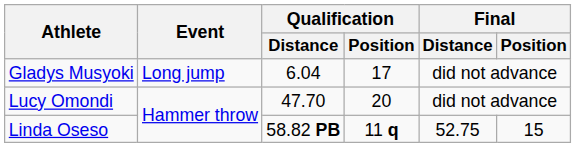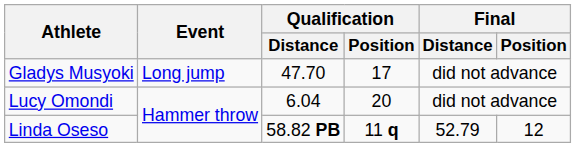(303, 73) 6.04 -> (303, 73) 47.70
(303, 101) 47.70 -> (303, 101) 6.04
(458, 129) 52.75 -> (458, 129) 52.79
(534, 129) 15 -> (534, 129) 12
